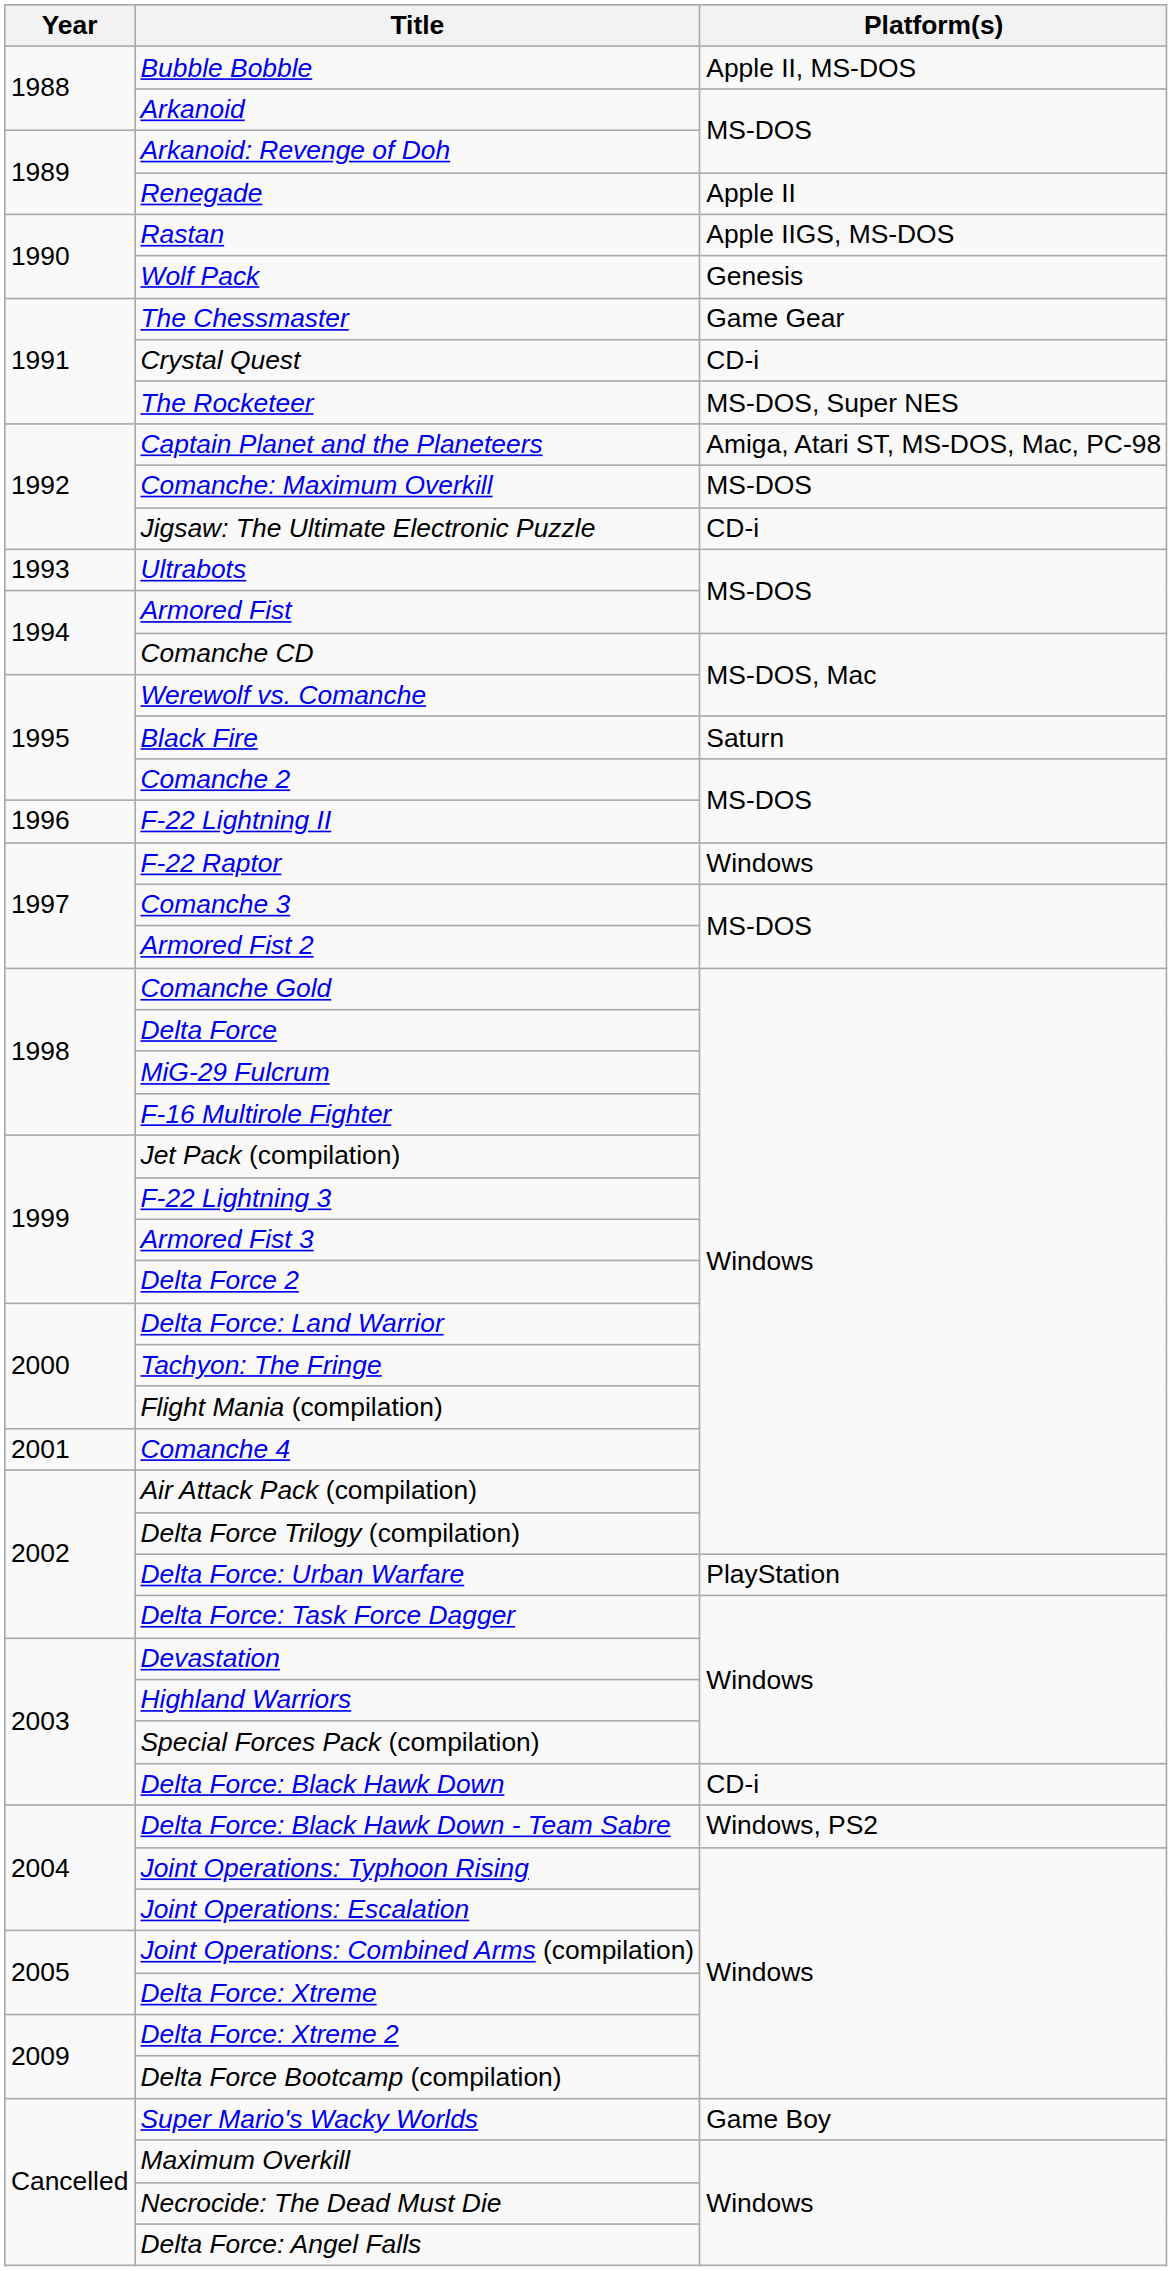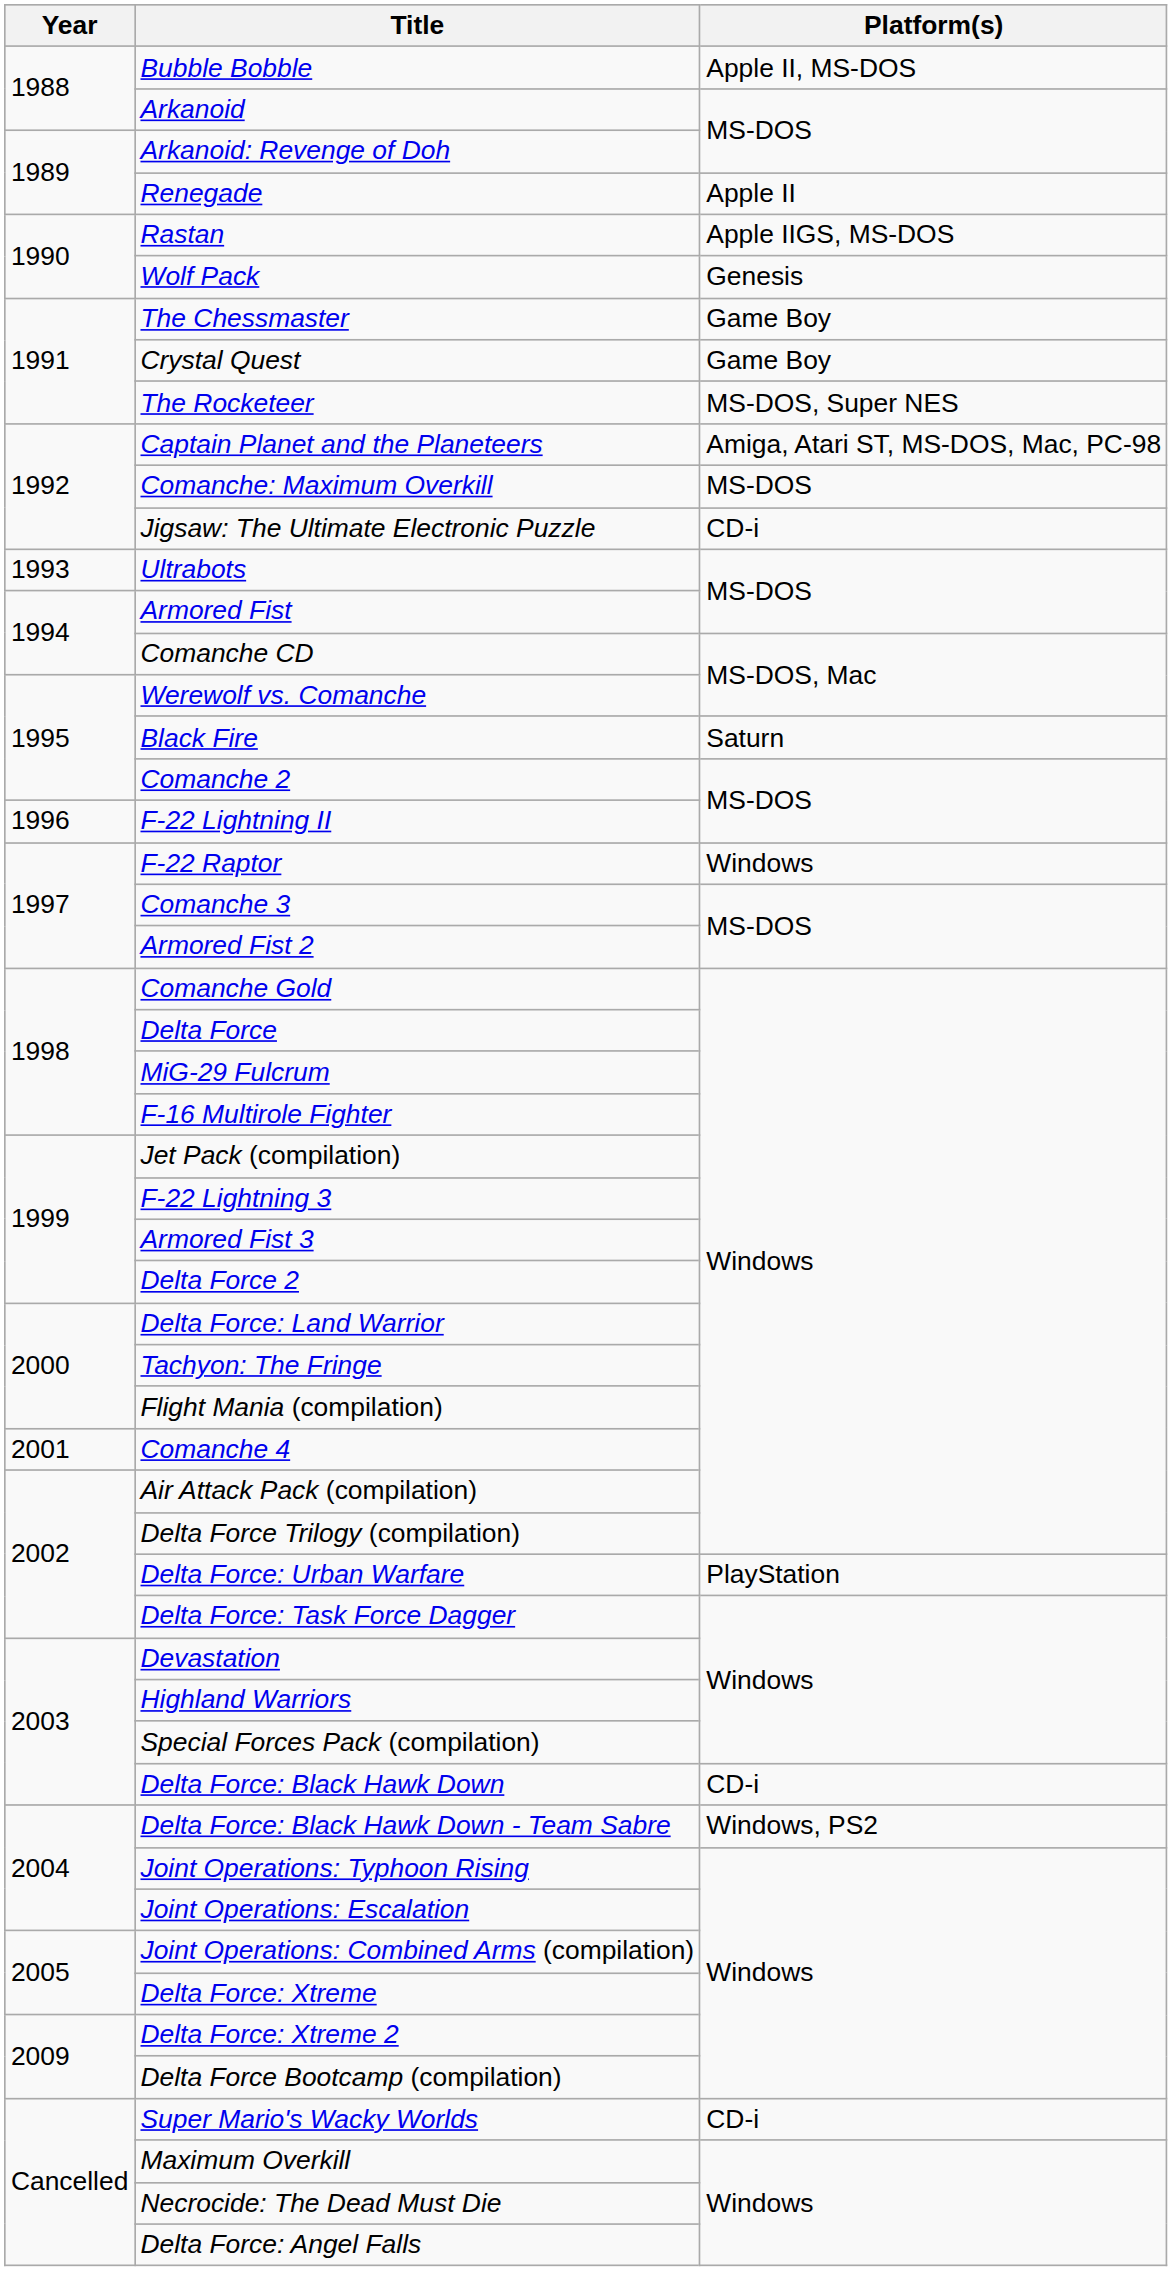(775, 318) Game Gear -> (769, 318) Game Boy
(733, 360) CD-i -> (769, 360) Game Boy
(769, 2118) Game Boy -> (733, 2118) CD-i
